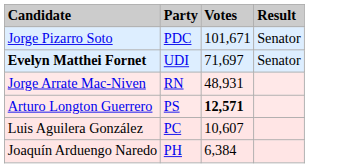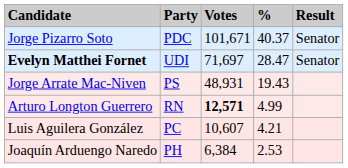+ column: (264, 15)
(174, 83) RN -> (172, 83) PS
(172, 106) PS -> (174, 106) RN
